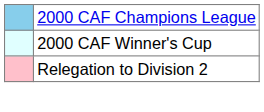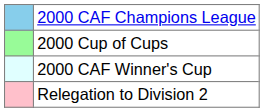+ row: (103, 43)
